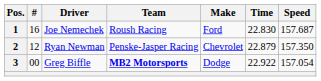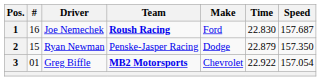(138, 29) normal -> (140, 29) bold
(34, 46) 12 -> (34, 46) 15
(223, 46) Chevrolet -> (217, 46) Dodge
(34, 63) 00 -> (34, 63) 01
(217, 63) Dodge -> (223, 63) Chevrolet
